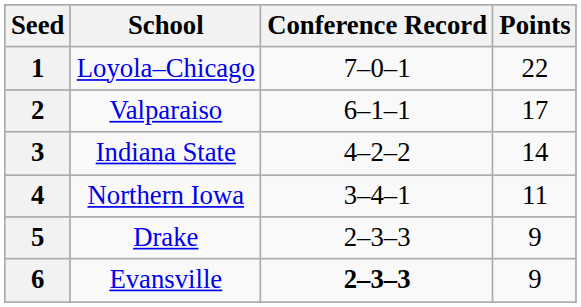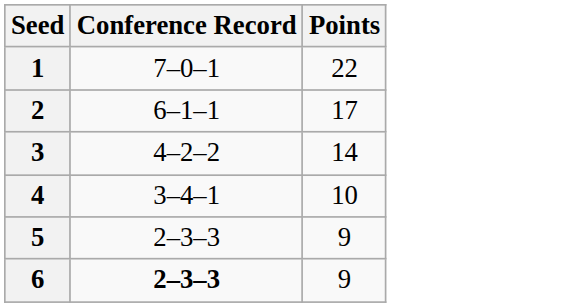- column: (166, 25)
(535, 195) 11 -> (345, 195) 10
